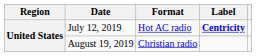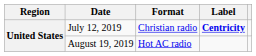(165, 28) Hot AC radio -> (168, 28) Christian radio
(168, 43) Christian radio -> (165, 43) Hot AC radio
